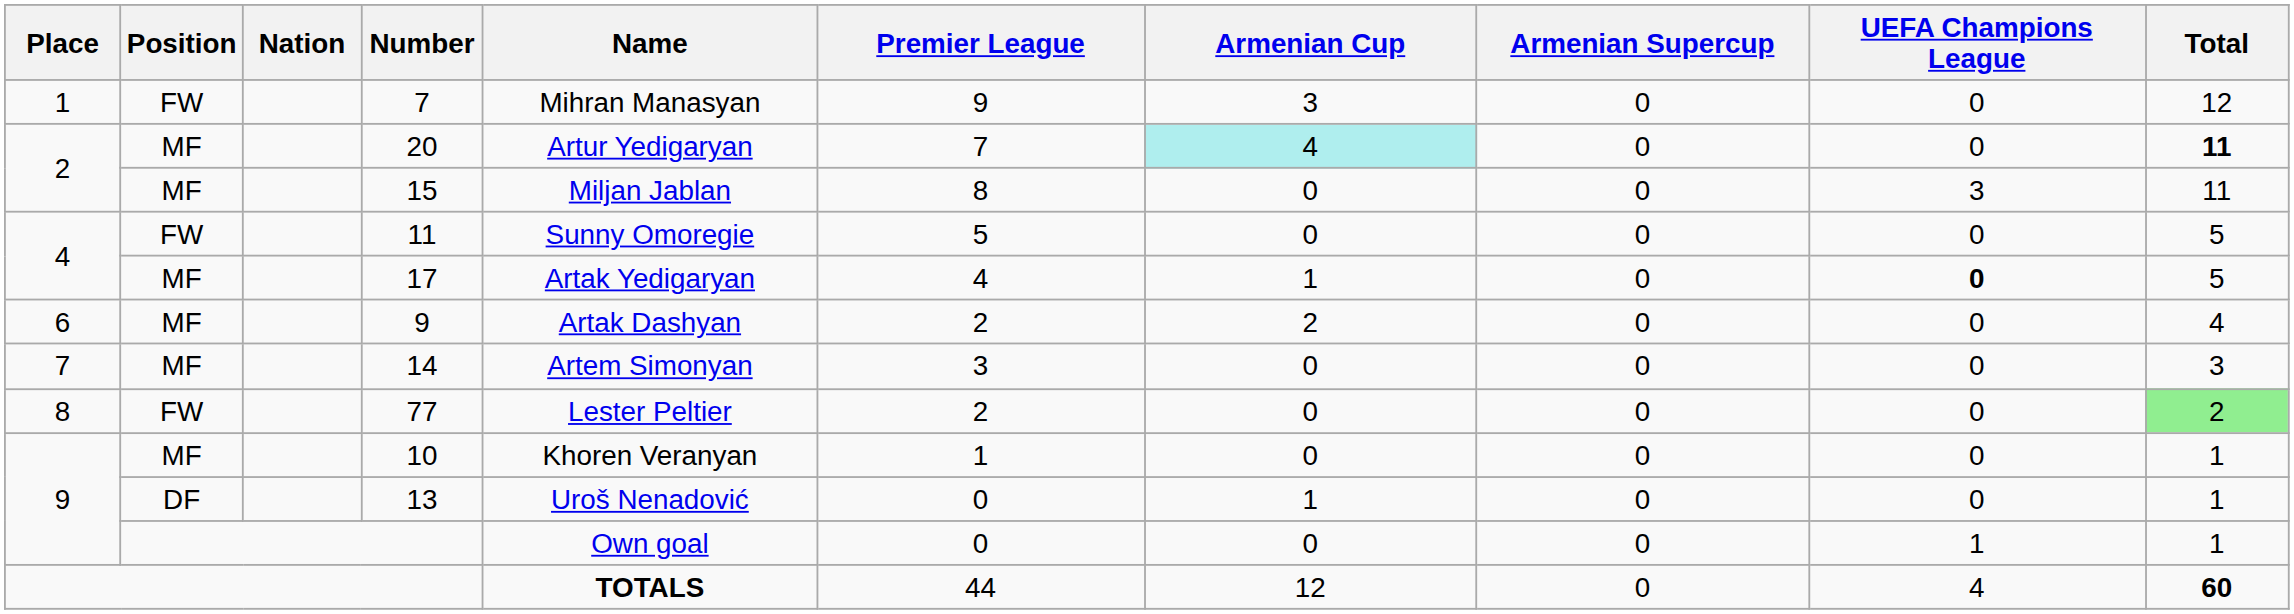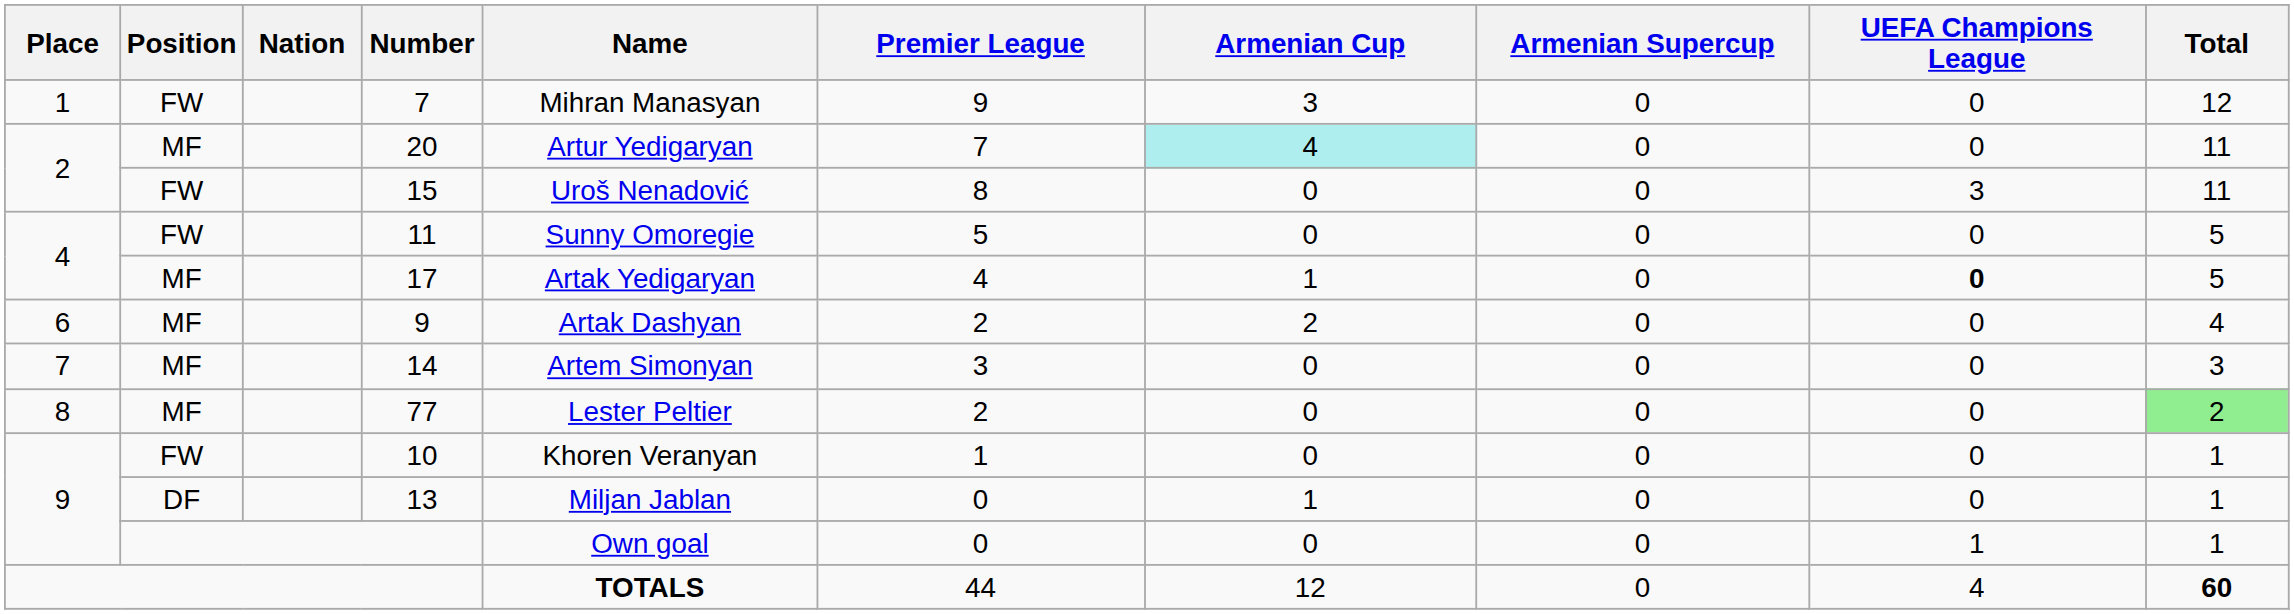(2217, 146) bold -> (2217, 146) normal
(182, 190) MF -> (182, 190) FW
(650, 190) Miljan Jablan -> (650, 190) Uroš Nenadović
(182, 411) FW -> (182, 411) MF
(182, 455) MF -> (182, 455) FW
(650, 499) Uroš Nenadović -> (650, 499) Miljan Jablan
